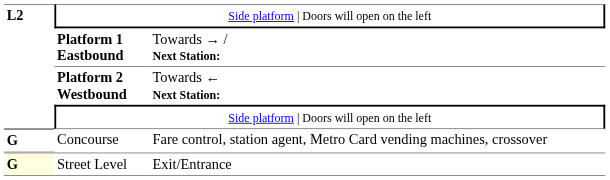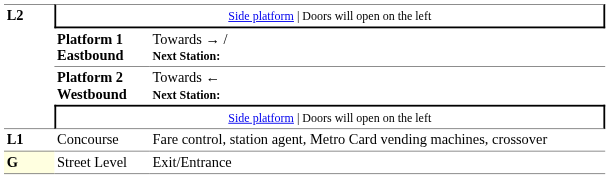(12, 140) G -> (15, 139) L1
